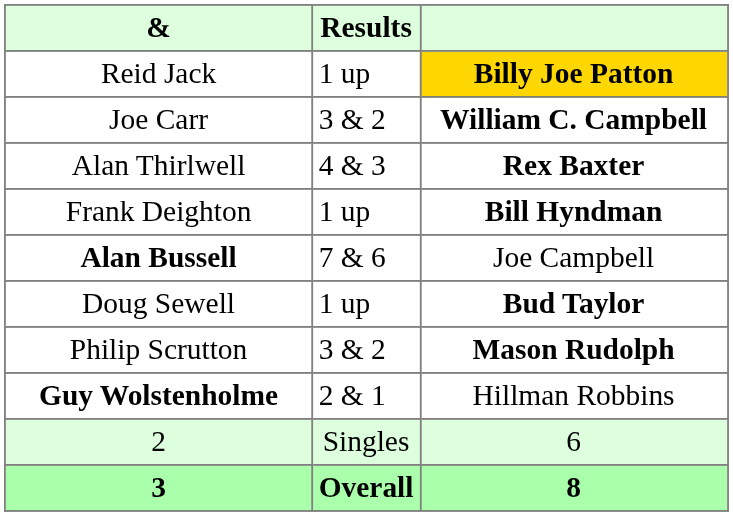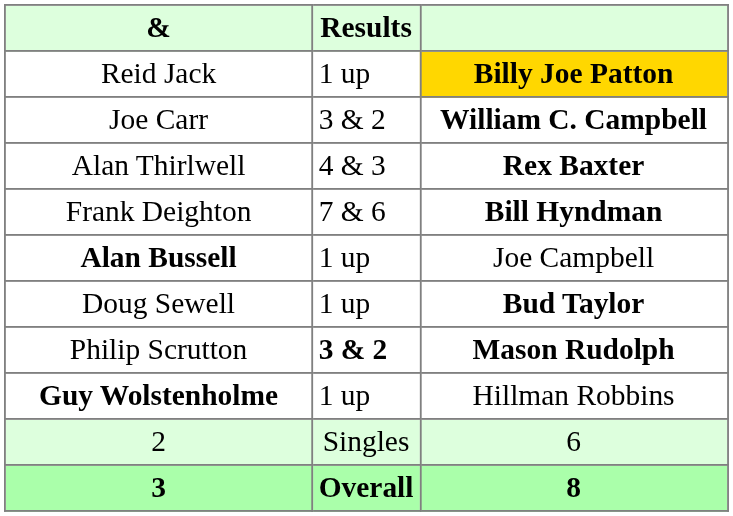(344, 211) 1 up -> (352, 211) 7 & 6
(352, 257) 7 & 6 -> (344, 257) 1 up
(352, 349) normal -> (353, 349) bold
(352, 395) 2 & 1 -> (344, 395) 1 up
